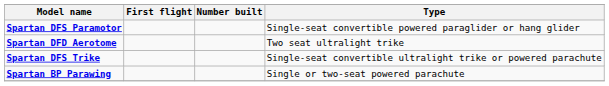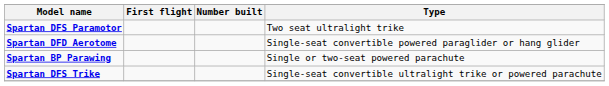(423, 27) Single-seat convertible powered paraglider or hang glider -> (335, 27) Two seat ultralight trike
(335, 42) Two seat ultralight trike -> (423, 42) Single-seat convertible powered paraglider or hang glider
rows swapped: (53, 58) <-> (59, 73)
